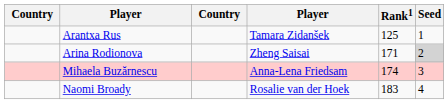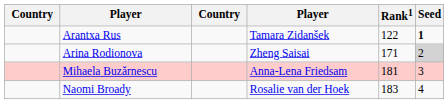(390, 35) 125 -> (390, 35) 122
(421, 35) normal -> (421, 35) bold
(390, 71) 174 -> (390, 71) 181
